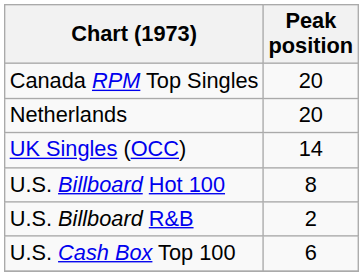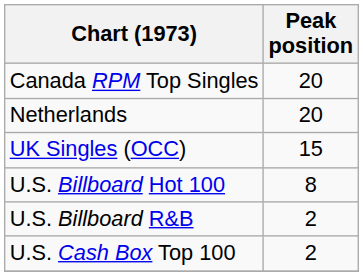(311, 149) 14 -> (311, 149) 15
(311, 253) 6 -> (311, 253) 2
